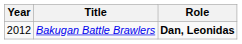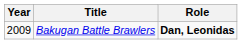(19, 30) 2012 -> (19, 30) 2009
